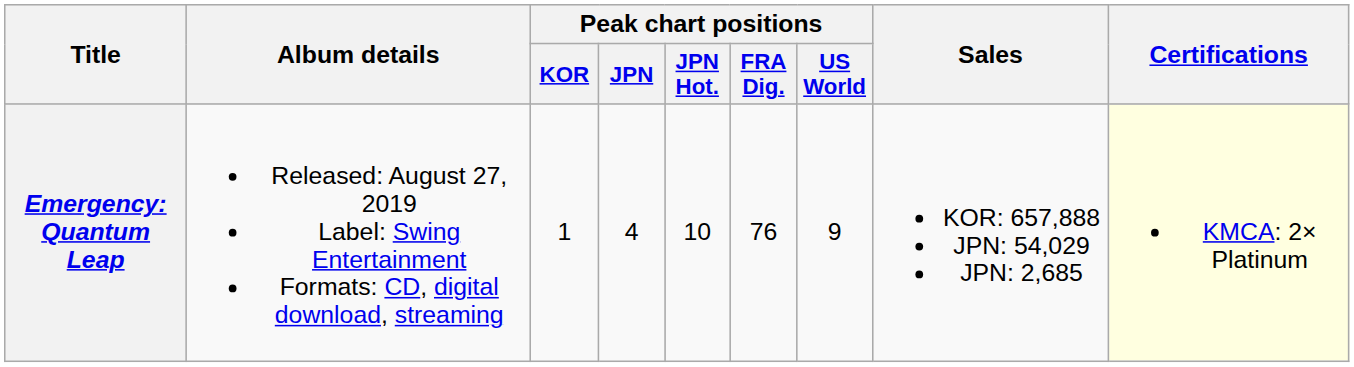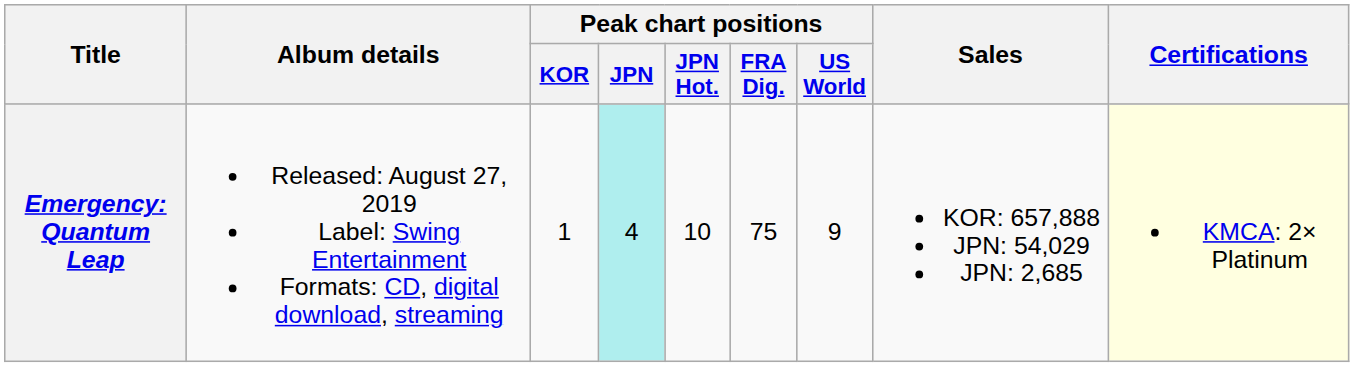(632, 232) no background -> (632, 232) paleturquoise background
(764, 232) 76 -> (764, 232) 75
